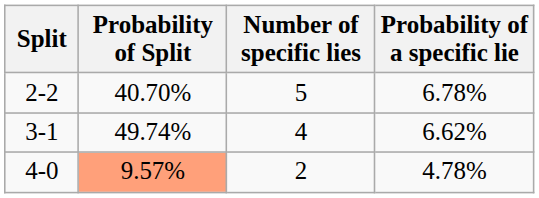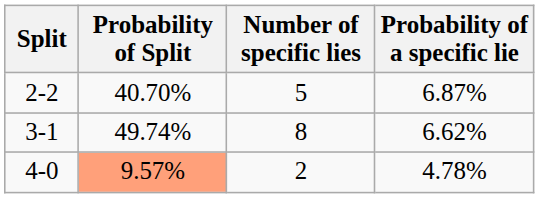(454, 92) 6.78% -> (454, 92) 6.87%
(301, 132) 4 -> (301, 132) 8
